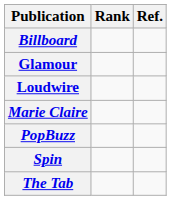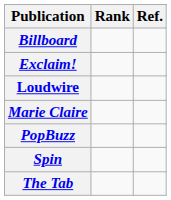+ row: (48, 64)
- row: (48, 64)
